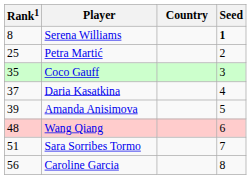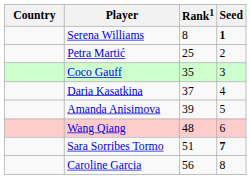columns swapped: (187, 15) <-> (23, 15)
(223, 146) normal -> (223, 146) bold
